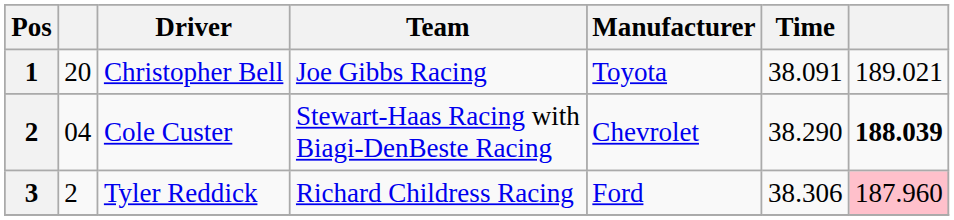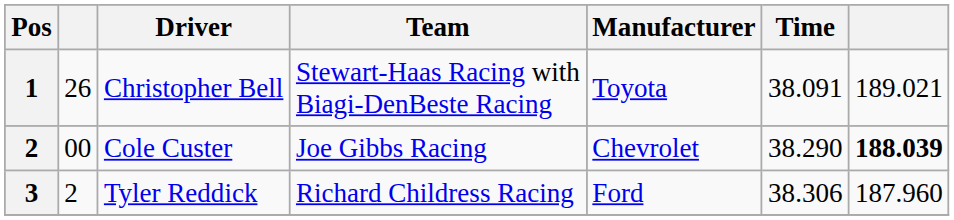(78, 71) 20 -> (78, 87) 26
(391, 71) Joe Gibbs Racing -> (438, 87) Stewart-Haas Racing with Biagi-DenBeste Racing
(78, 132) 04 -> (78, 148) 00
(438, 132) Stewart-Haas Racing with Biagi-DenBeste Racing -> (391, 148) Joe Gibbs Racing
(899, 192) pink background -> (899, 192) no background
